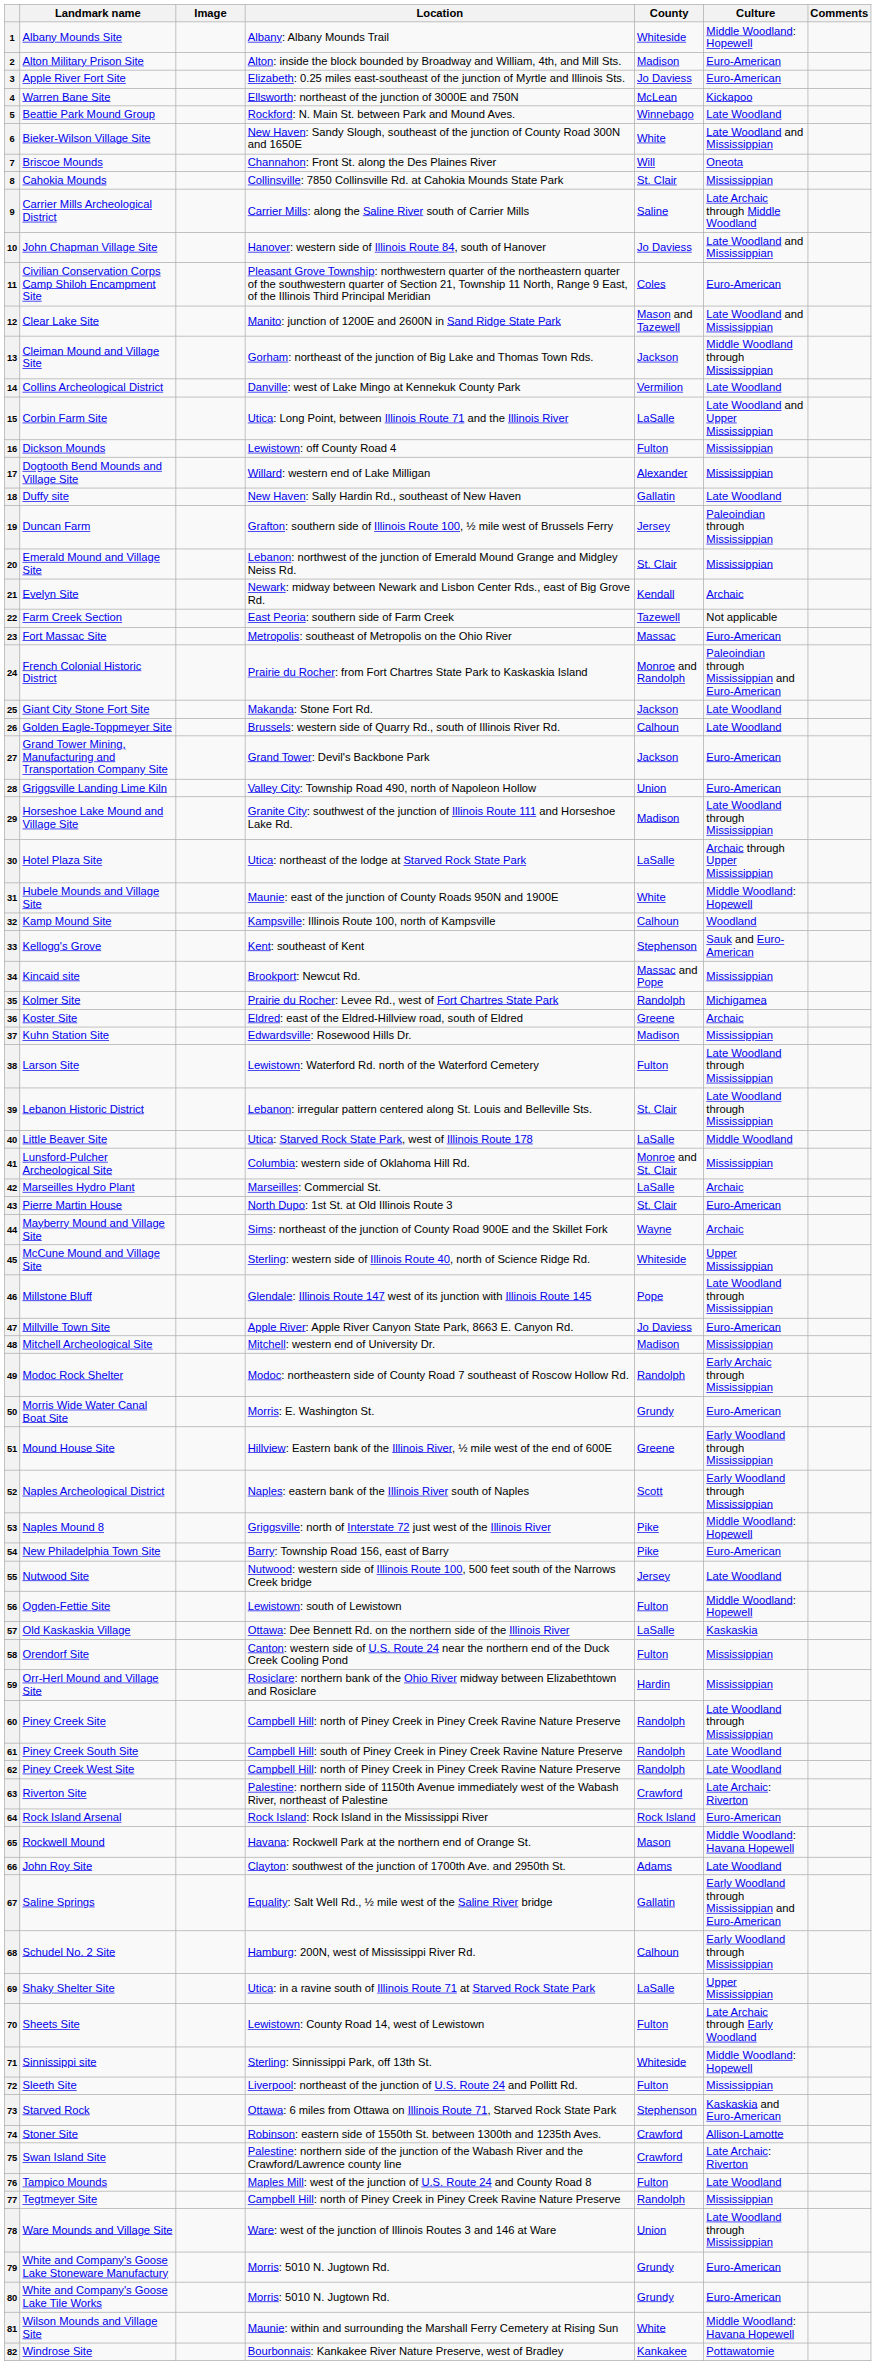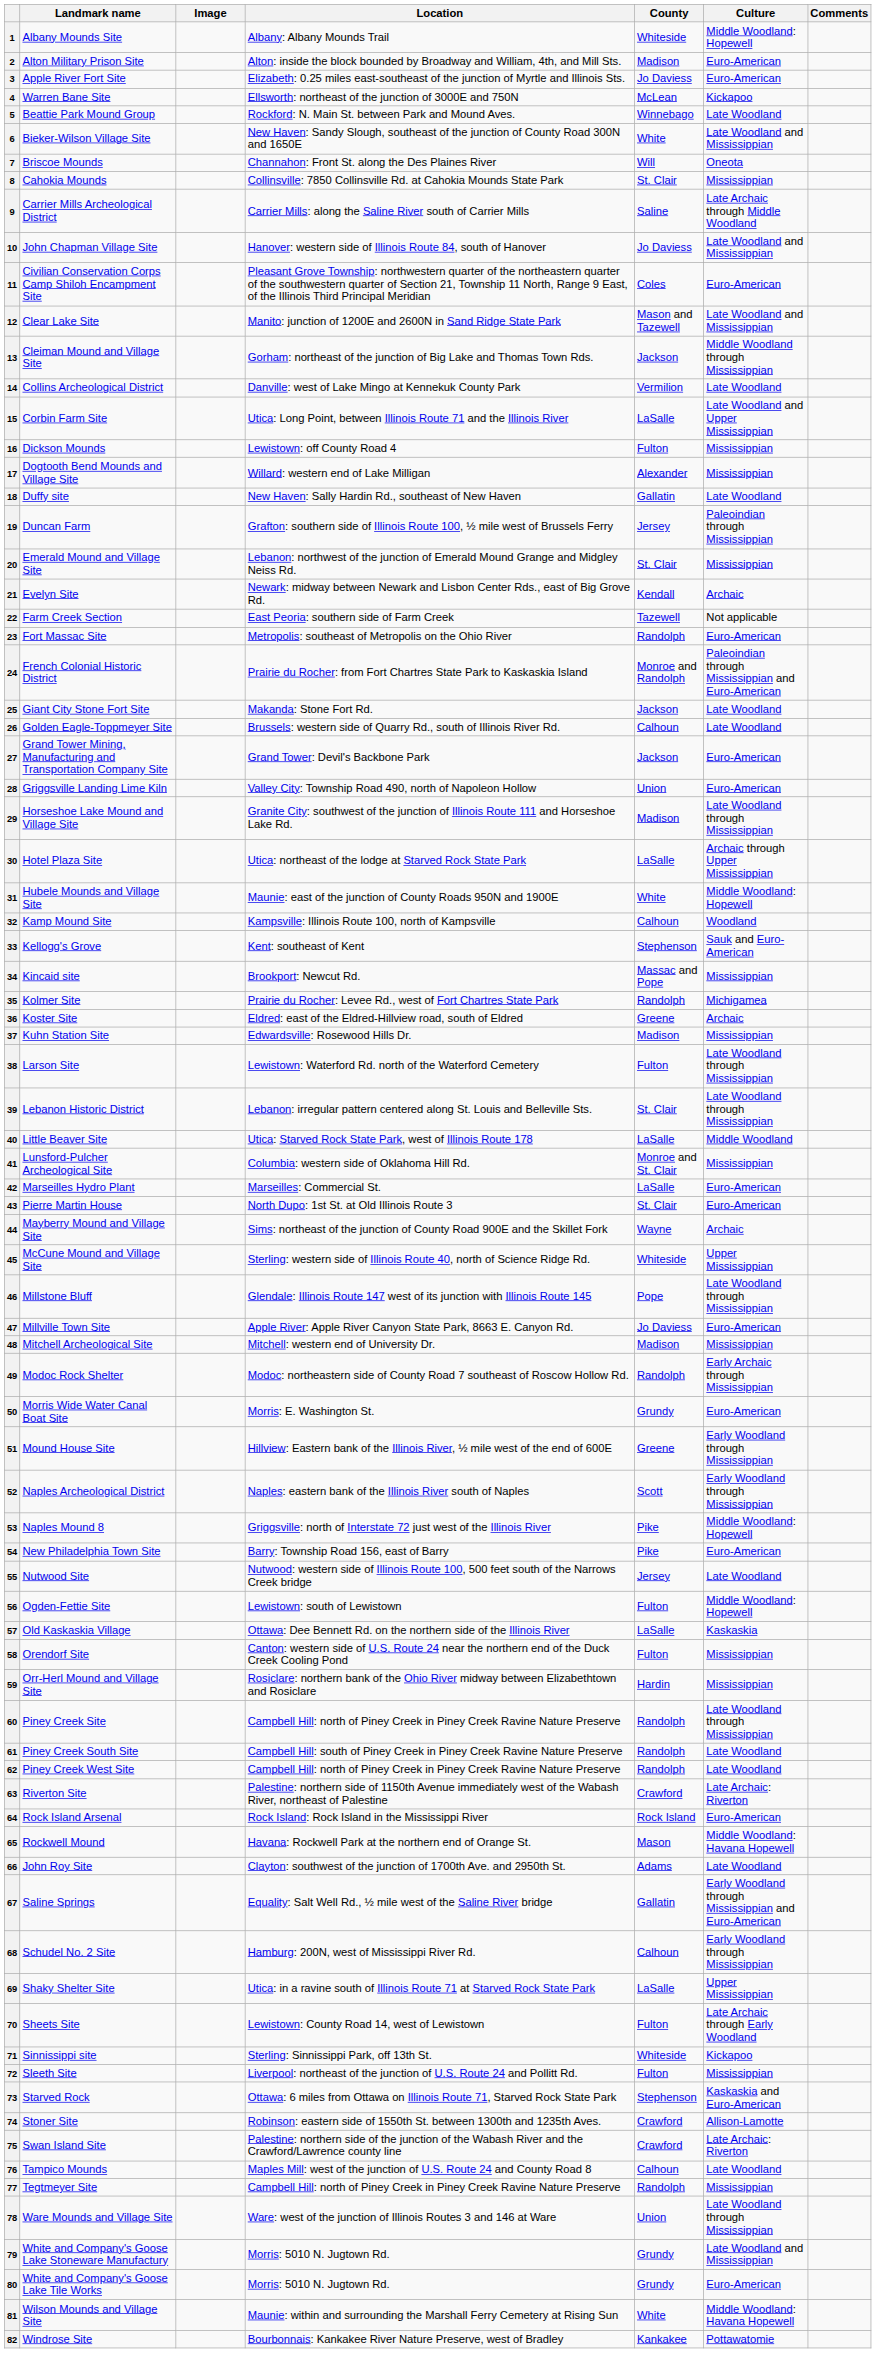(656, 636) Massac -> (661, 636) Randolph
(725, 1187) Archaic -> (744, 1187) Euro-American
(751, 2062) Middle Woodland: Hopewell -> (729, 2055) Kickapoo
(653, 2182) Fulton -> (658, 2169) Calhoun
(744, 2267) Euro-American -> (755, 2254) Late Woodland and Mississippian
